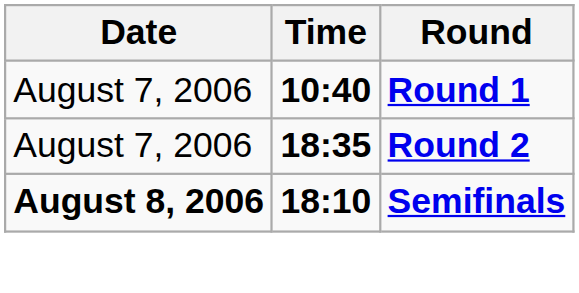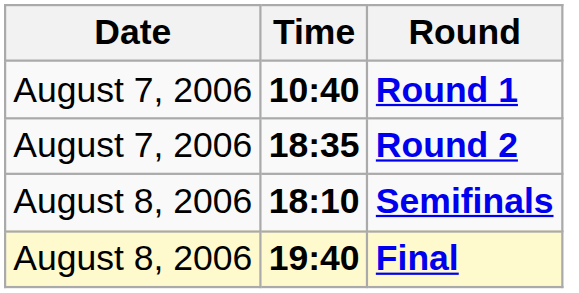(139, 201) bold -> (133, 201) normal
+ row: (417, 257)
